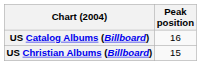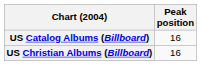(175, 53) 15 -> (175, 53) 16
